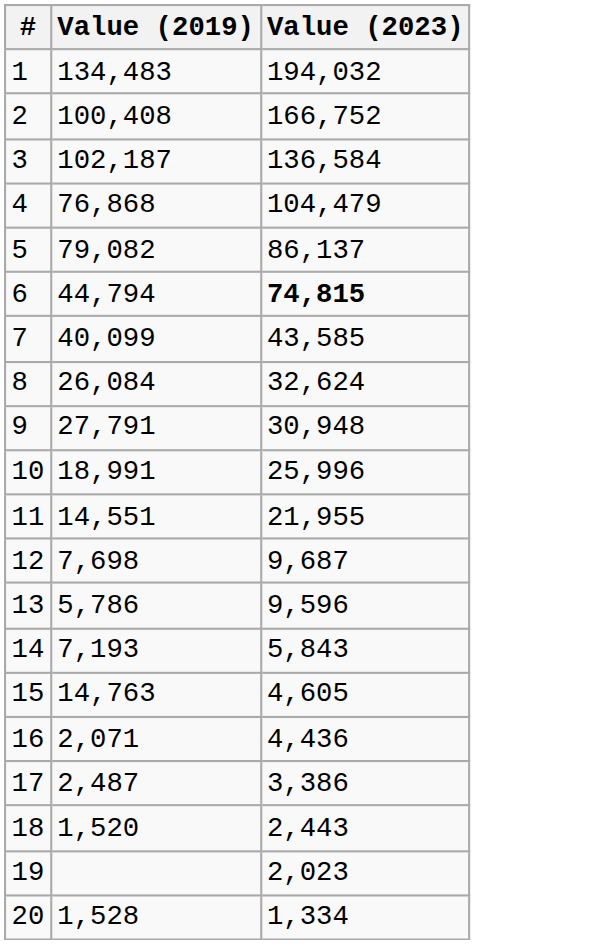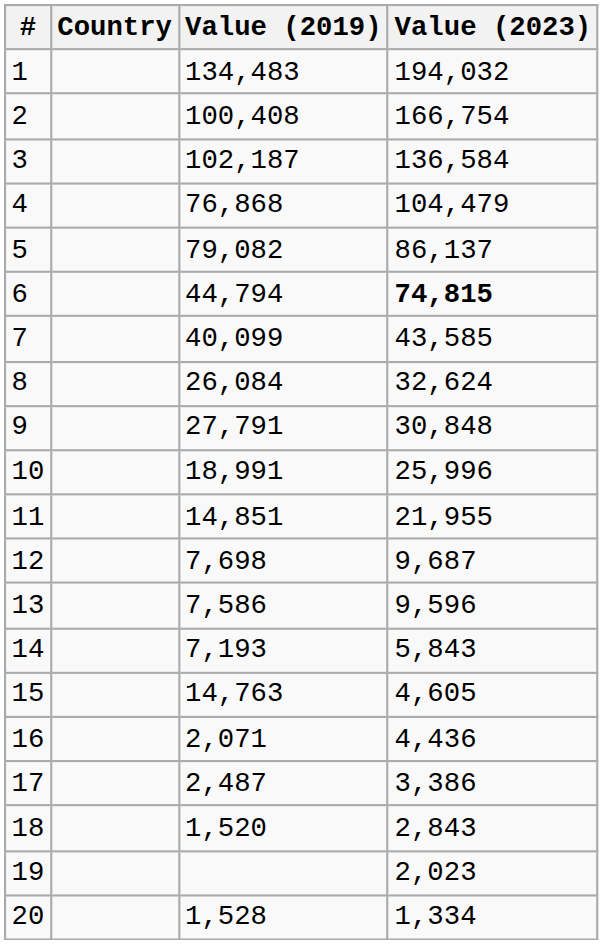+ column: (115, 27)
(324, 116) 166,752 -> (452, 116) 166,754
(316, 428) 30,948 -> (444, 428) 30,848
(106, 517) 14,551 -> (234, 517) 14,851
(98, 606) 5,786 -> (226, 606) 7,586
(308, 828) 2,443 -> (436, 828) 2,843
